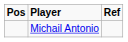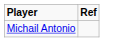- column: (16, 12)
